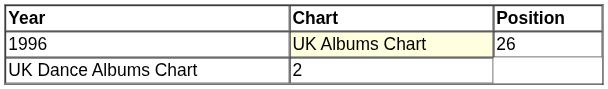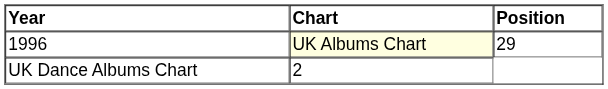(506, 44) 26 -> (506, 44) 29
